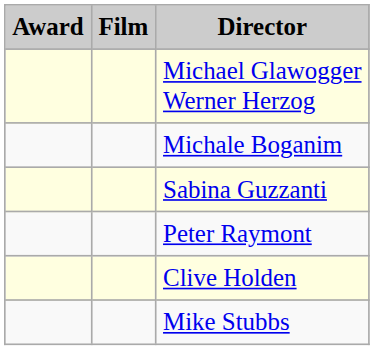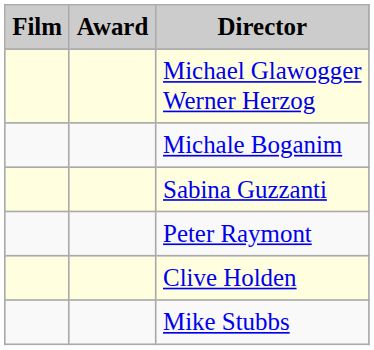columns swapped: (48, 26) <-> (123, 26)
